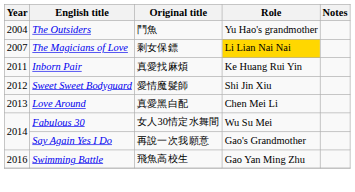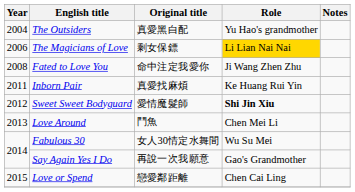(147, 29) 鬥魚 -> (163, 29) 真愛黑白配
(17, 48) 2007 -> (17, 48) 2006
+ row: (70, 67)
(248, 85) normal -> (250, 103) bold
(163, 103) 真愛黑白配 -> (147, 122) 鬥魚
+ row: (62, 177)
- row: (68, 159)
